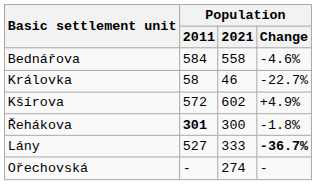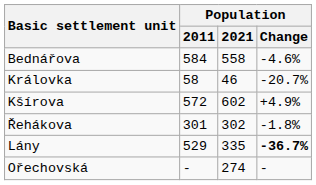(284, 81) -22.7% -> (284, 81) -20.7%
(195, 125) bold -> (195, 125) normal
(233, 125) 300 -> (233, 125) 302
(195, 146) 527 -> (195, 146) 529
(233, 146) 333 -> (233, 146) 335
